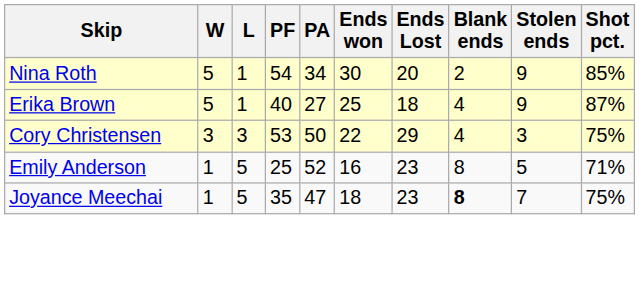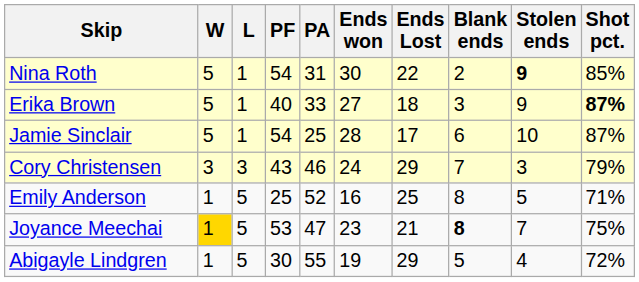(315, 73) 34 -> (315, 73) 31
(407, 73) 20 -> (407, 73) 22
(522, 73) normal -> (522, 73) bold
(315, 104) 27 -> (315, 104) 33
(350, 104) 25 -> (350, 104) 27
(459, 104) 4 -> (459, 104) 3
(605, 104) normal -> (605, 104) bold
+ row: (70, 135)
(281, 135) 53 -> (281, 167) 43
(315, 135) 50 -> (315, 167) 46
(350, 135) 22 -> (350, 167) 24
(459, 135) 4 -> (459, 167) 7
(605, 135) 75% -> (605, 167) 79%
(407, 167) 23 -> (407, 198) 25
(208, 198) no background -> (208, 229) gold background
(281, 198) 35 -> (281, 229) 53
(350, 198) 18 -> (350, 229) 23
(407, 198) 23 -> (407, 229) 21
+ row: (88, 260)
